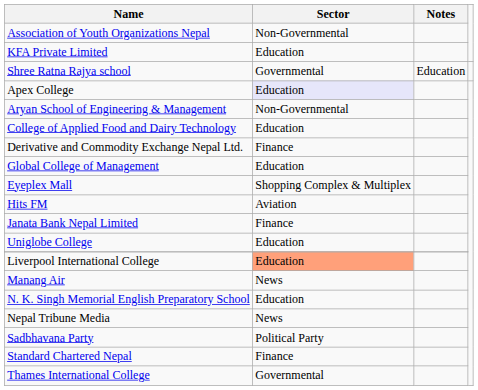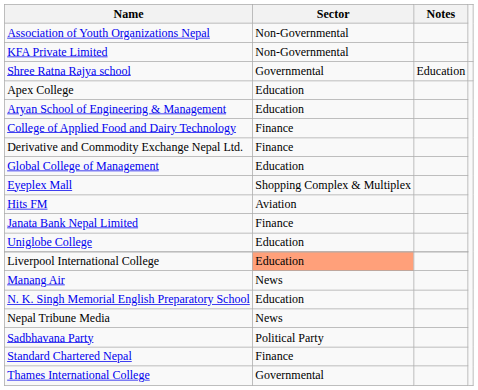(280, 52) Education -> (302, 52) Non-Governmental
(280, 90) lavender background -> (280, 90) no background
(302, 109) Non-Governmental -> (280, 109) Education
(280, 128) Education -> (274, 128) Finance
